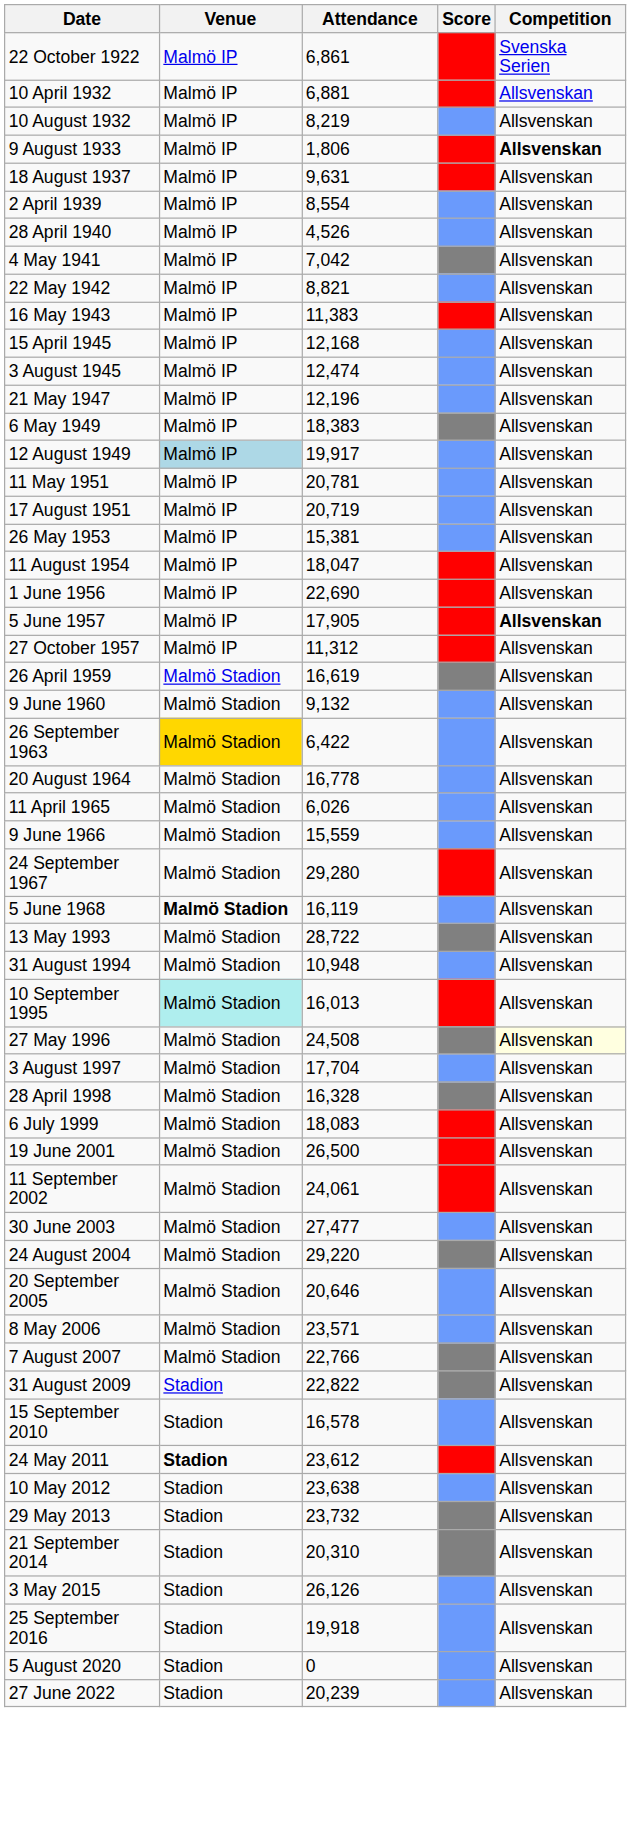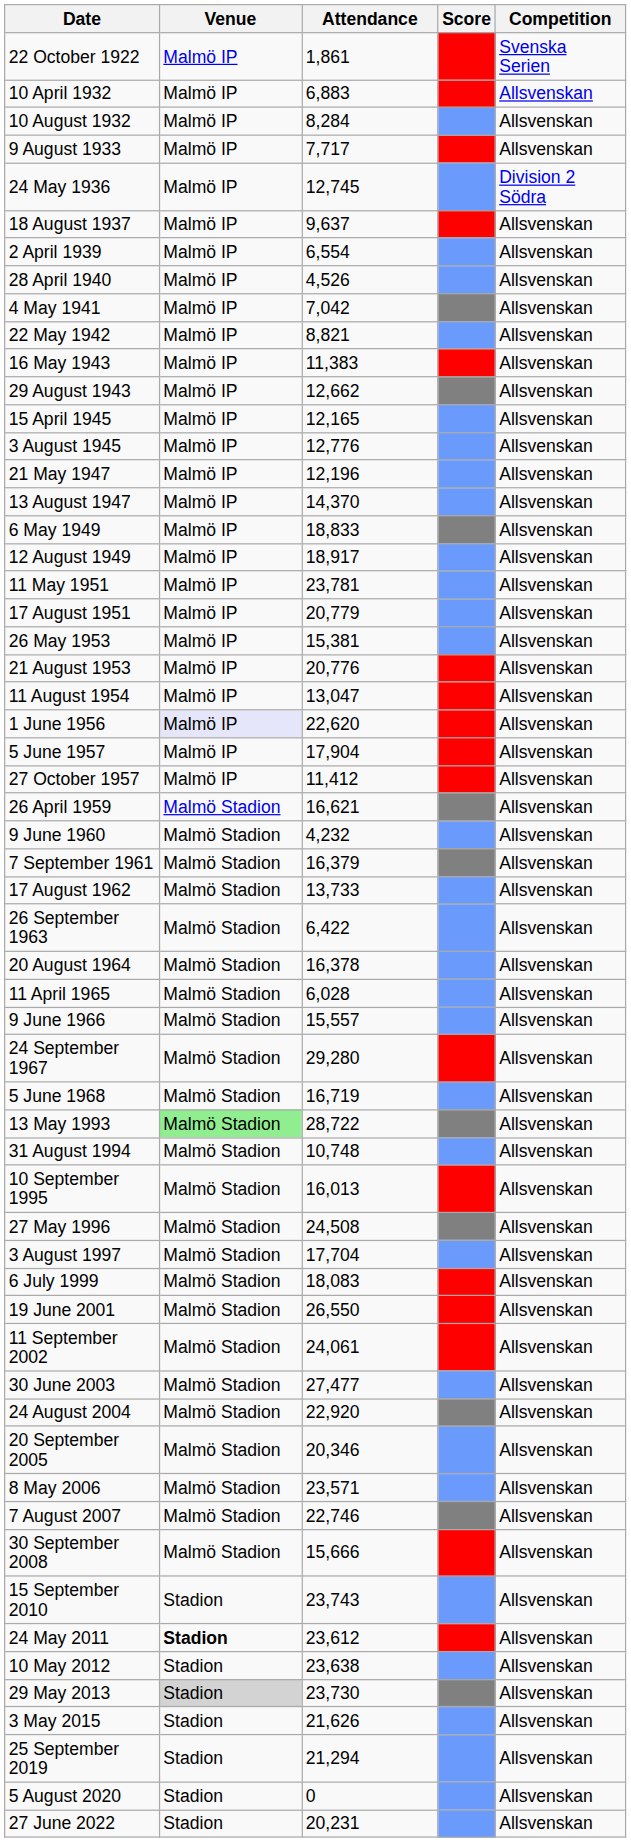(328, 56) 6,861 -> (328, 56) 1,861
(328, 94) 6,881 -> (328, 94) 6,883
(328, 122) 8,219 -> (328, 122) 8,284
(328, 149) 1,806 -> (328, 149) 7,717
(550, 149) bold -> (546, 149) normal
+ row: (59, 187)
(328, 177) 9,631 -> (328, 224) 9,637
(328, 205) 8,554 -> (328, 252) 6,554
+ row: (70, 391)
(333, 344) 12,168 -> (333, 419) 12,165
(333, 371) 12,474 -> (333, 446) 12,776
+ row: (70, 502)
(333, 427) 18,383 -> (333, 530) 18,833
(200, 455) lightblue background -> (200, 558) no background
(333, 455) 19,917 -> (333, 558) 18,917
(333, 482) 20,781 -> (333, 585) 23,781
(333, 510) 20,719 -> (333, 613) 20,779
+ row: (70, 669)
(333, 566) 18,047 -> (333, 696) 13,047
(200, 593) no background -> (200, 724) lavender background
(333, 593) 22,690 -> (333, 724) 22,620
(333, 621) 17,905 -> (333, 752) 17,904
(550, 621) bold -> (546, 752) normal
(332, 649) 11,312 -> (332, 780) 11,412
(333, 677) 16,619 -> (333, 807) 16,621
(328, 705) 9,132 -> (328, 835) 4,232
+ row: (81, 863)
+ row: (70, 891)
(222, 742) gold background -> (222, 928) no background
(333, 780) 16,778 -> (333, 966) 16,378
(328, 807) 6,026 -> (328, 993) 6,028
(333, 835) 15,559 -> (333, 1021) 15,557
(226, 910) bold -> (222, 1096) normal
(332, 910) 16,119 -> (333, 1096) 16,719
(222, 938) no background -> (222, 1124) lightgreen background
(333, 966) 10,948 -> (333, 1152) 10,748
(222, 1003) paleturquoise background -> (222, 1189) no background
(546, 1041) lightyellow background -> (546, 1227) no background
- row: (60, 1096)
(333, 1152) 26,500 -> (333, 1310) 26,550
(333, 1254) 29,220 -> (333, 1413) 22,920
(333, 1292) 20,646 -> (333, 1450) 20,346
(333, 1357) 22,766 -> (333, 1516) 22,746
+ row: (64, 1553)
- row: (70, 1385)
(333, 1422) 16,578 -> (333, 1600) 23,743
(193, 1516) no background -> (193, 1693) lightgrey background
(333, 1516) 23,732 -> (333, 1693) 23,730
- row: (64, 1553)
(333, 1591) 26,126 -> (333, 1721) 21,626
- row: (64, 1628)
+ row: (64, 1759)
(333, 1693) 20,239 -> (333, 1824) 20,231
